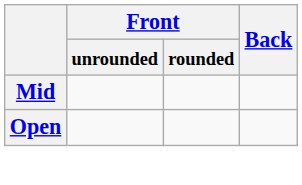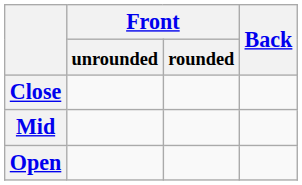+ row: (36, 92)
